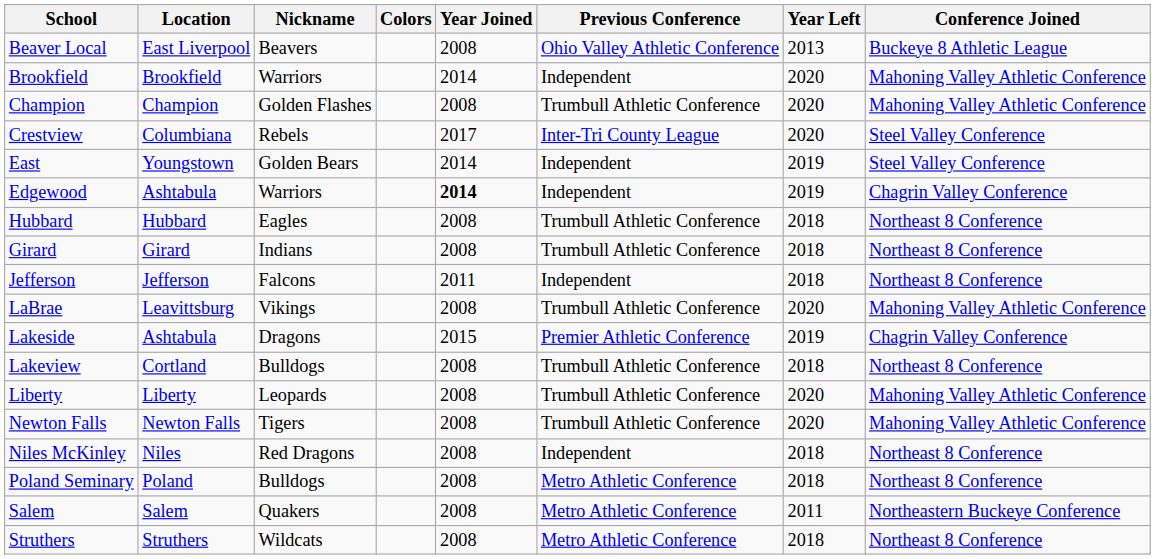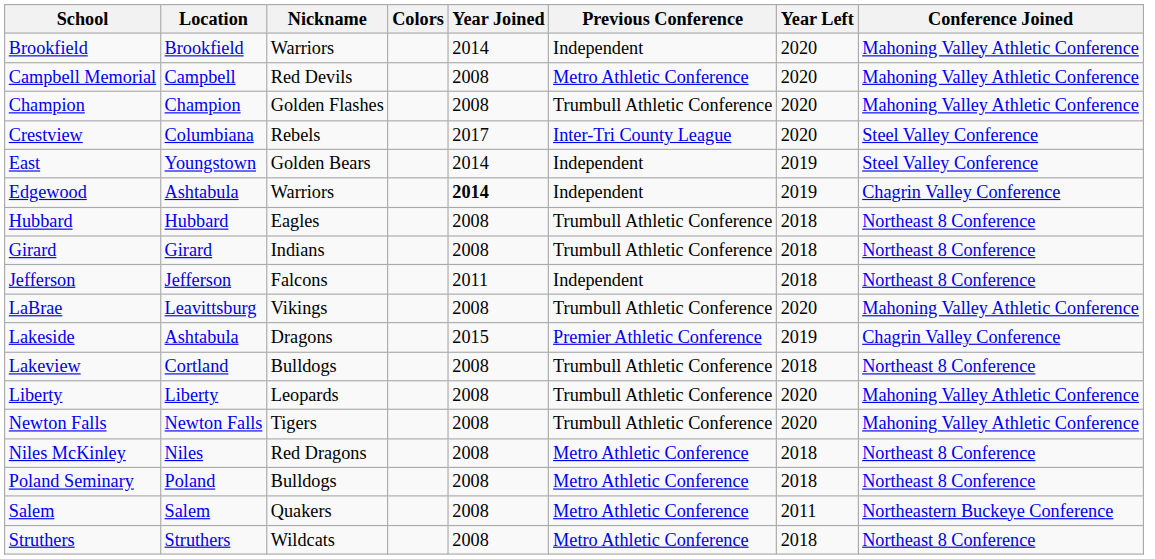- row: (58, 47)
+ row: (82, 76)
(586, 452) Independent -> (651, 452) Metro Athletic Conference
